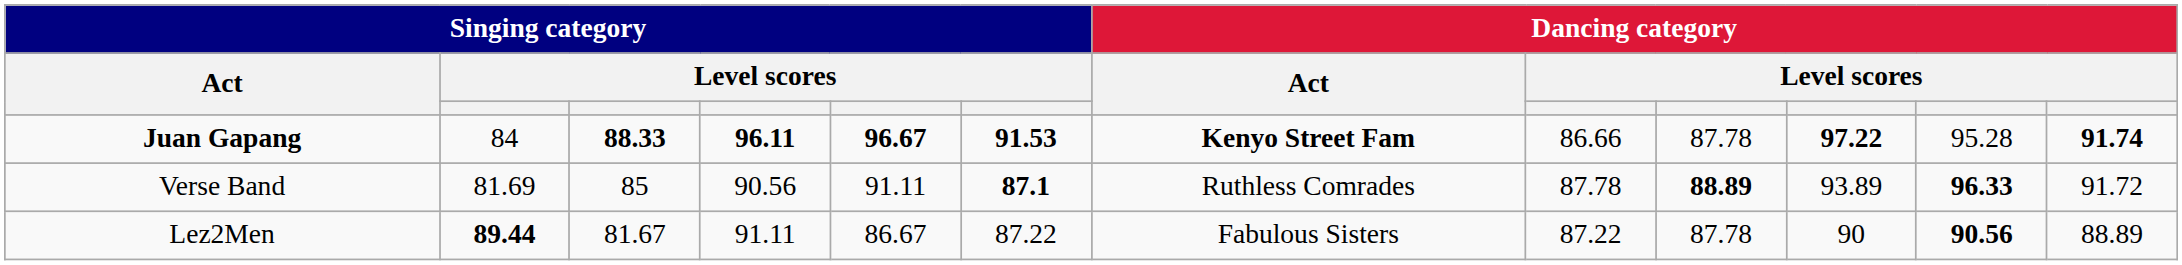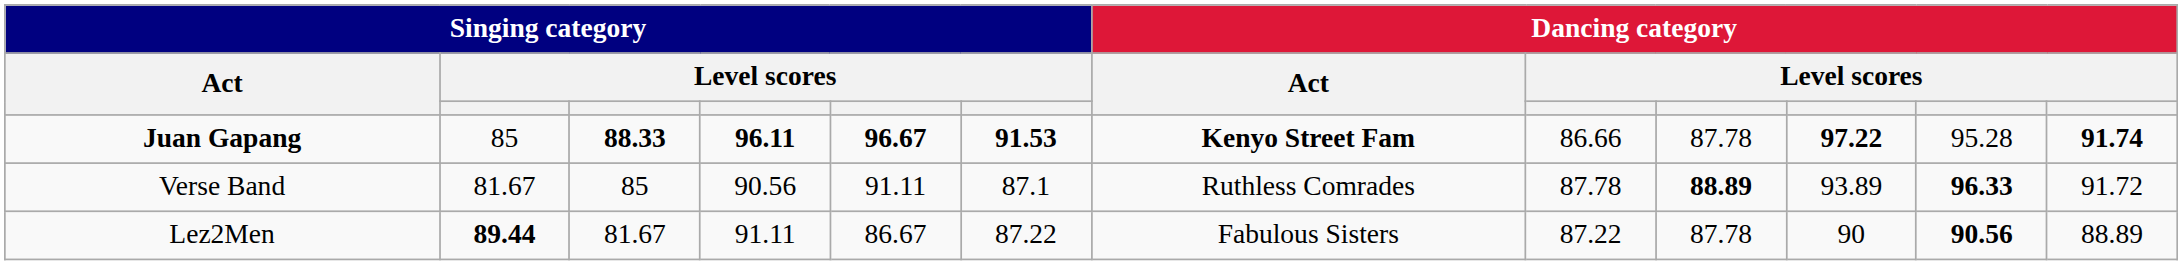(504, 137) 84 -> (504, 137) 85
(504, 186) 81.69 -> (504, 186) 81.67
(1026, 186) bold -> (1026, 186) normal
